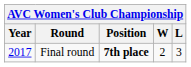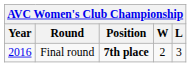(20, 52) 2017 -> (20, 52) 2016
